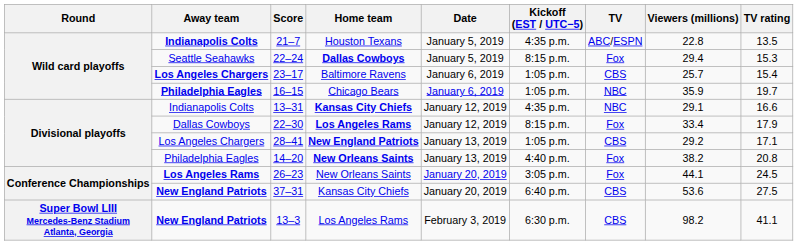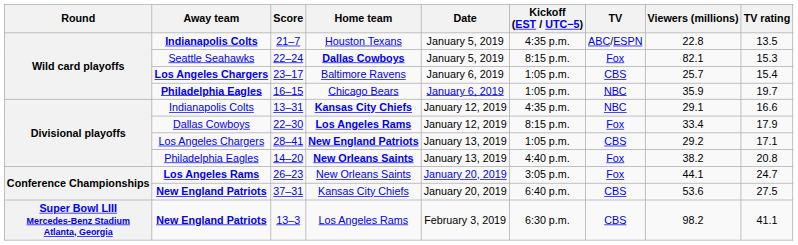(693, 58) 29.4 -> (693, 58) 82.1
(767, 174) 24.5 -> (767, 174) 24.7
